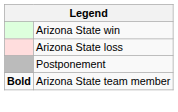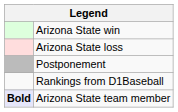+ row: (100, 82)
(19, 82) no background -> (19, 99) lavender background
